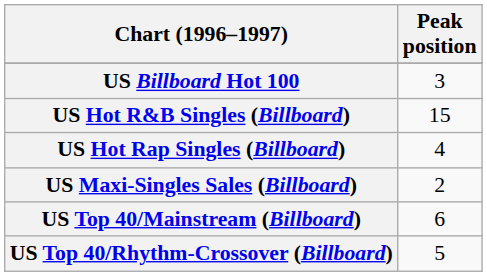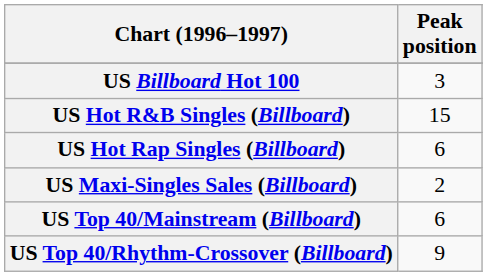(440, 149) 4 -> (440, 149) 6
(440, 253) 5 -> (440, 253) 9
